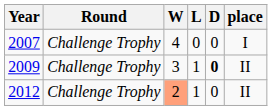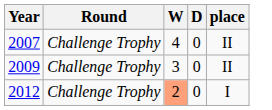- column: (196, 17)
(245, 42) I -> (227, 42) II
(215, 67) bold -> (197, 67) normal
(245, 92) II -> (227, 92) I
